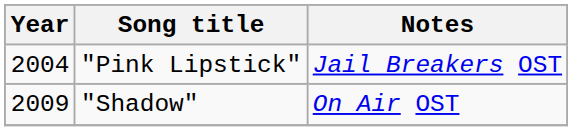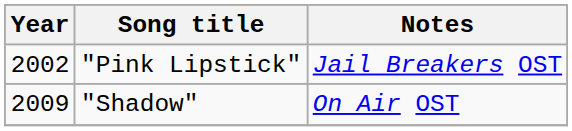(40, 65) 2004 -> (40, 65) 2002
